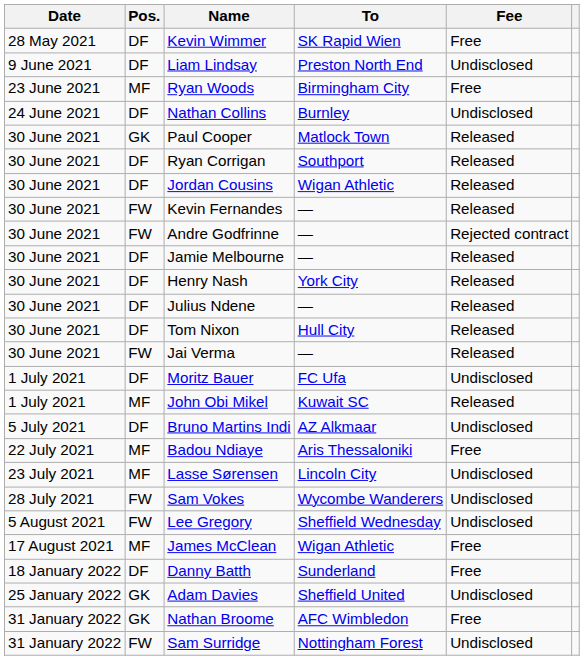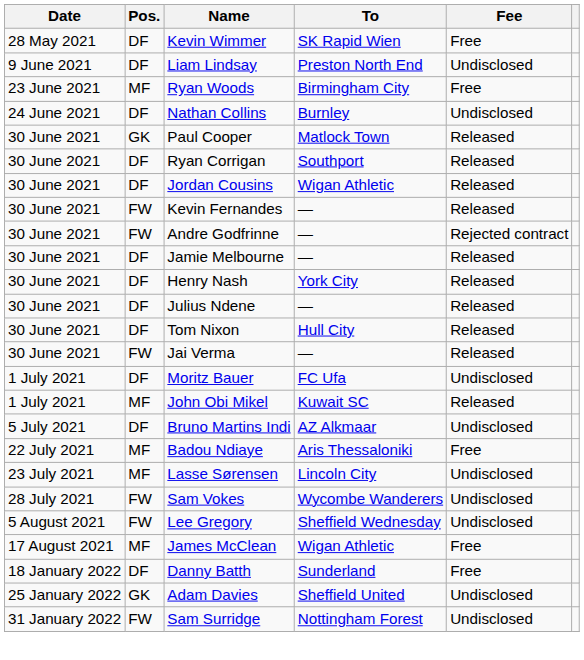- row: (221, 619)
